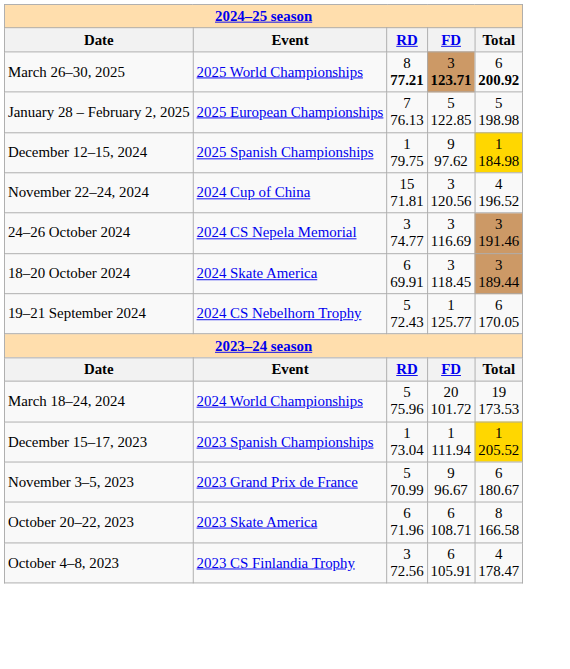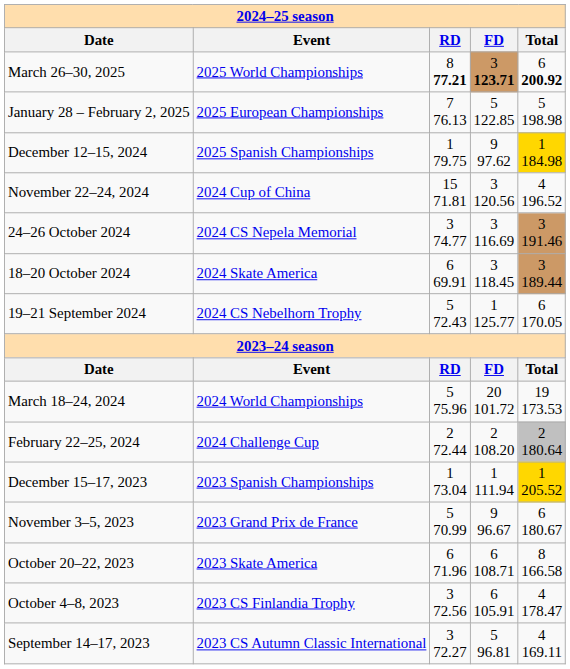+ row: (74, 441)
+ row: (79, 643)
